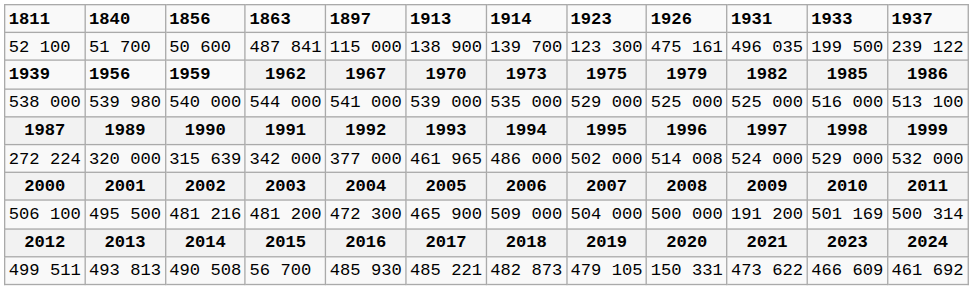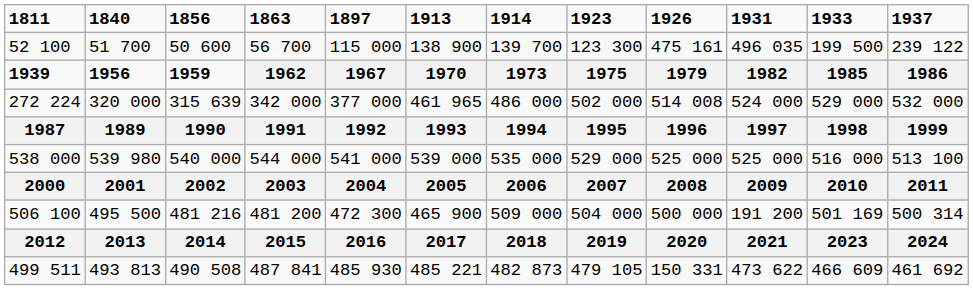(286, 47) 487 841 -> (280, 47) 56 700
rows swapped: (45, 158) <-> (45, 103)
(280, 270) 56 700 -> (286, 270) 487 841
